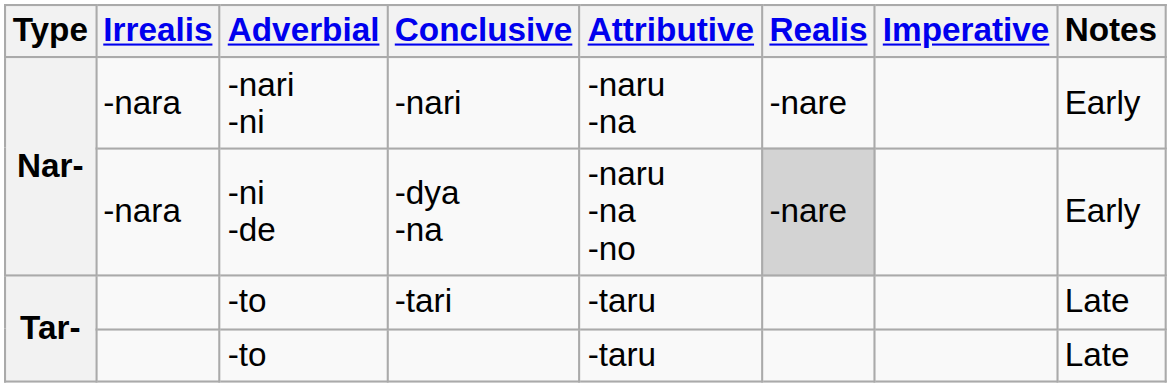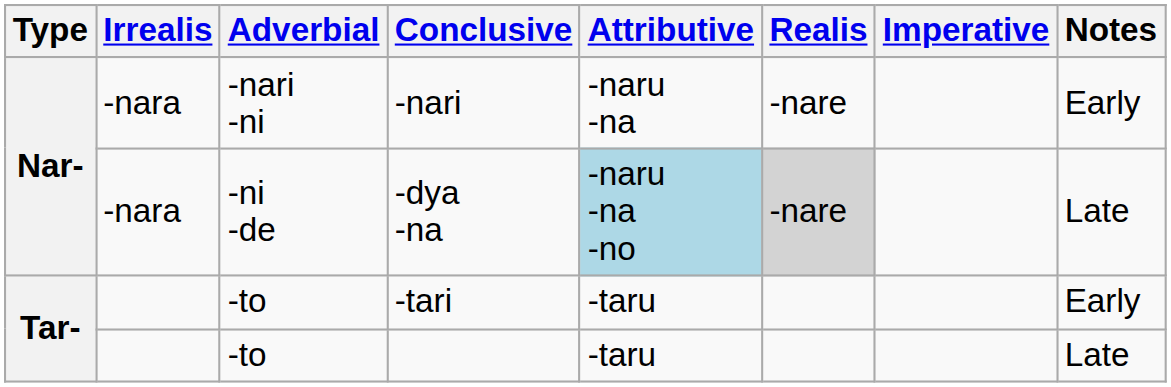(627, 211) no background -> (627, 211) lightblue background
(1103, 211) Early -> (1097, 211) Late
(1097, 301) Late -> (1103, 301) Early
